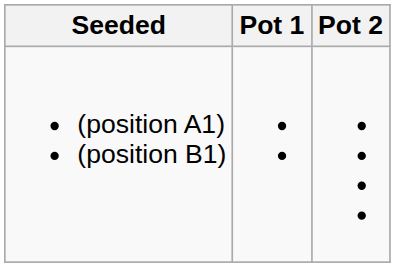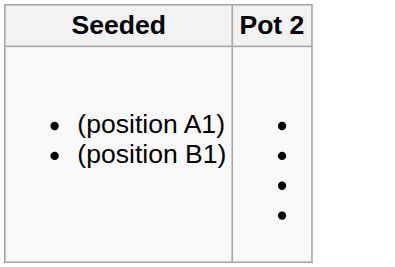- column: (272, 25)
